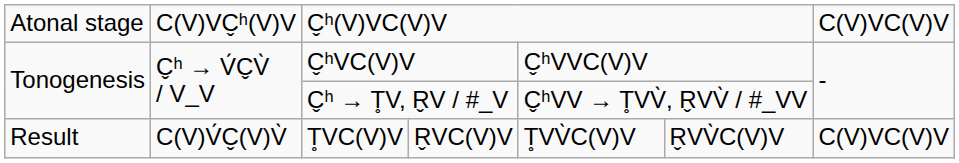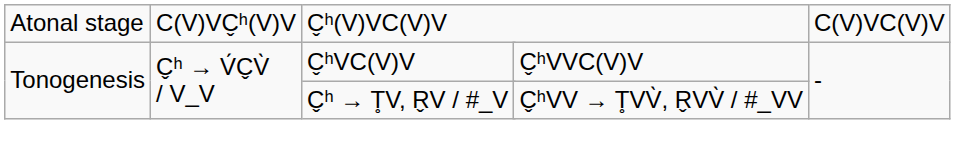- row: (355, 137)
